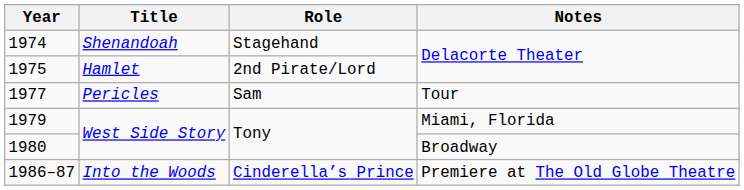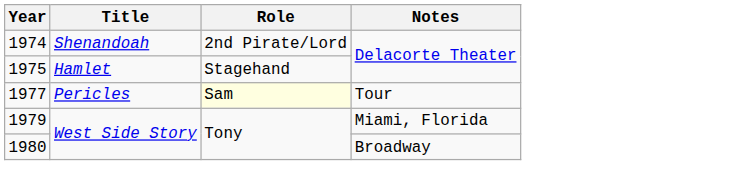(276, 43) Stagehand -> (276, 43) 2nd Pirate/Lord
(304, 69) 2nd Pirate/Lord -> (247, 69) Stagehand
(247, 95) no background -> (219, 95) lightyellow background
- row: (42, 173)
